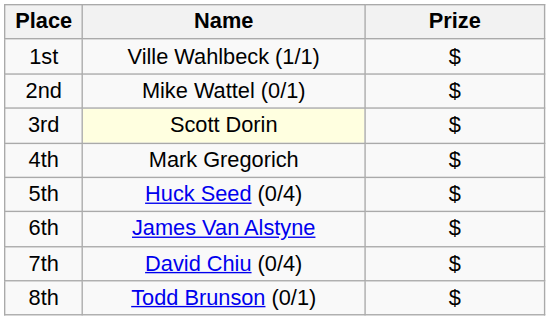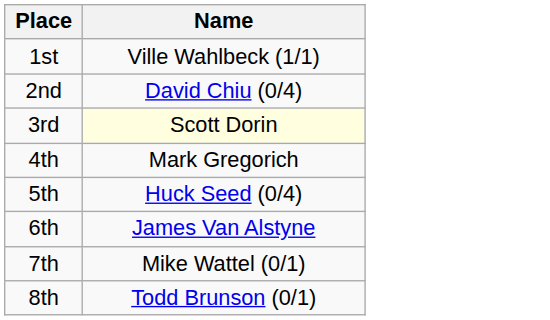- column: (455, 21)
(224, 90) Mike Wattel (0/1) -> (224, 90) David Chiu (0/4)
(224, 263) David Chiu (0/4) -> (224, 263) Mike Wattel (0/1)
